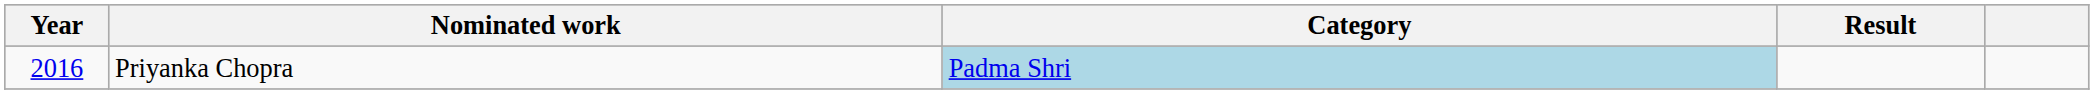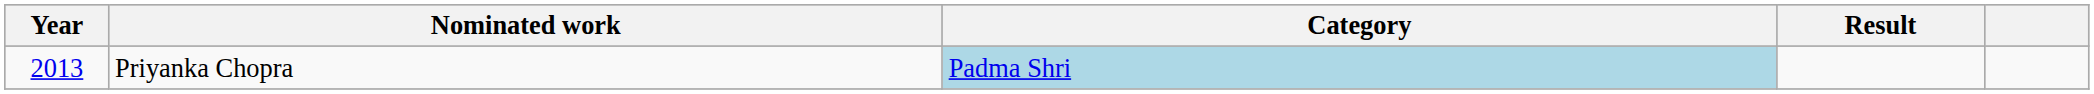(57, 67) 2016 -> (57, 67) 2013
